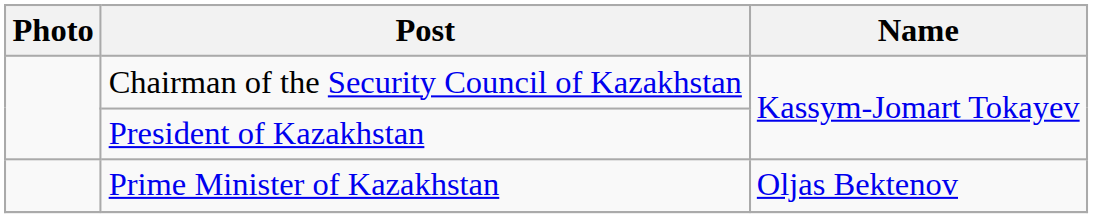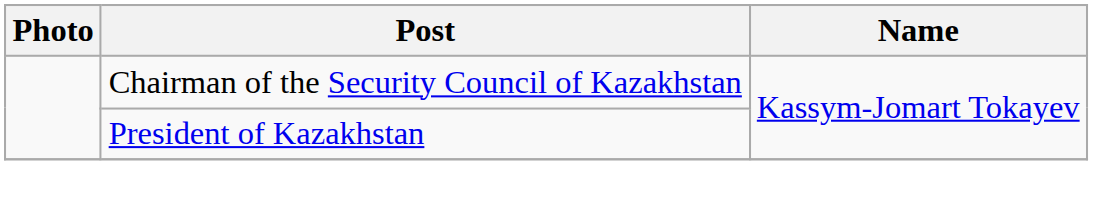- row: (304, 184)
